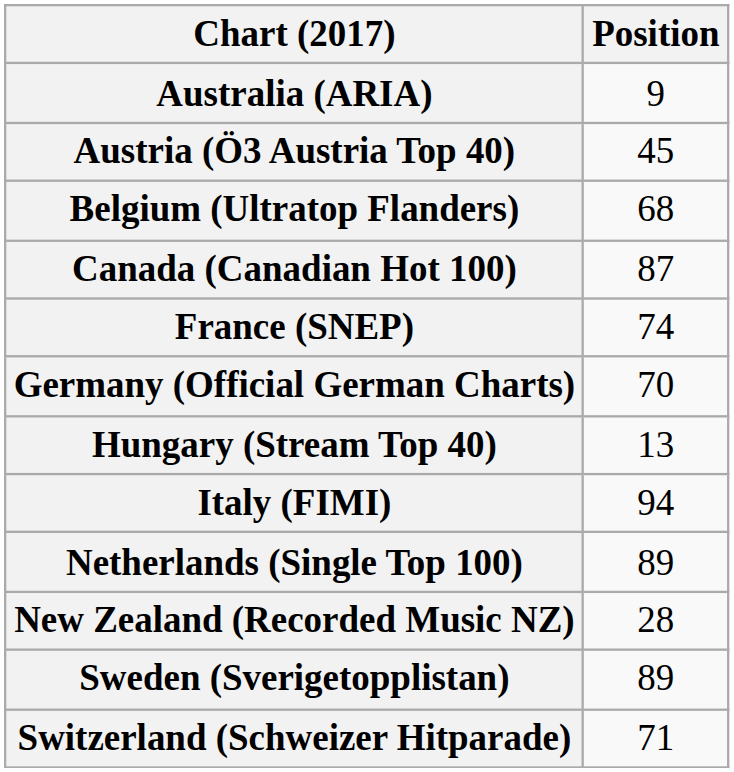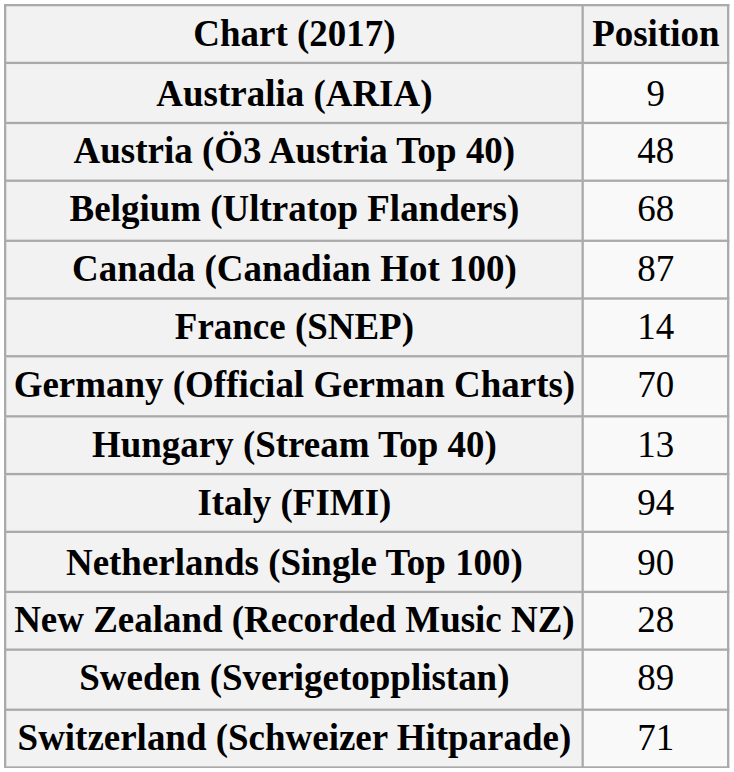(656, 151) 45 -> (656, 151) 48
(656, 326) 74 -> (656, 326) 14
(656, 561) 89 -> (656, 561) 90
